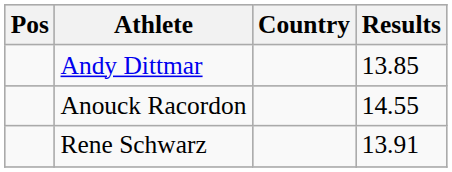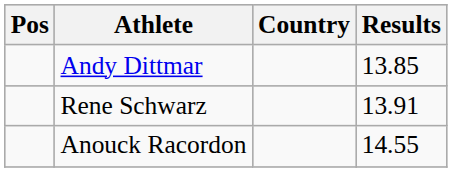rows swapped: (153, 105) <-> (134, 145)
